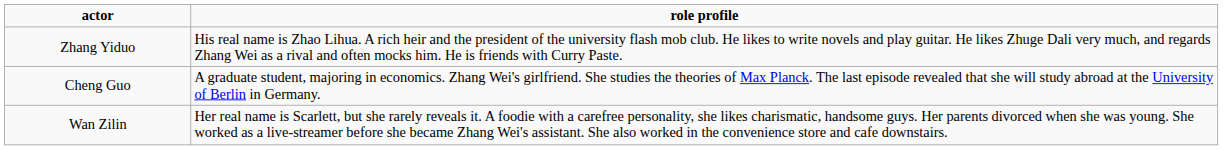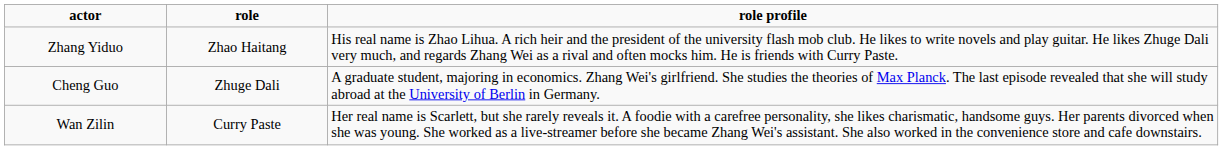+ column: (247, 15)
